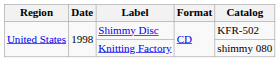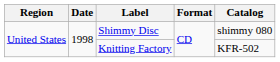(238, 30) KFR-502 -> (245, 30) shimmy 080
(245, 48) shimmy 080 -> (238, 48) KFR-502
